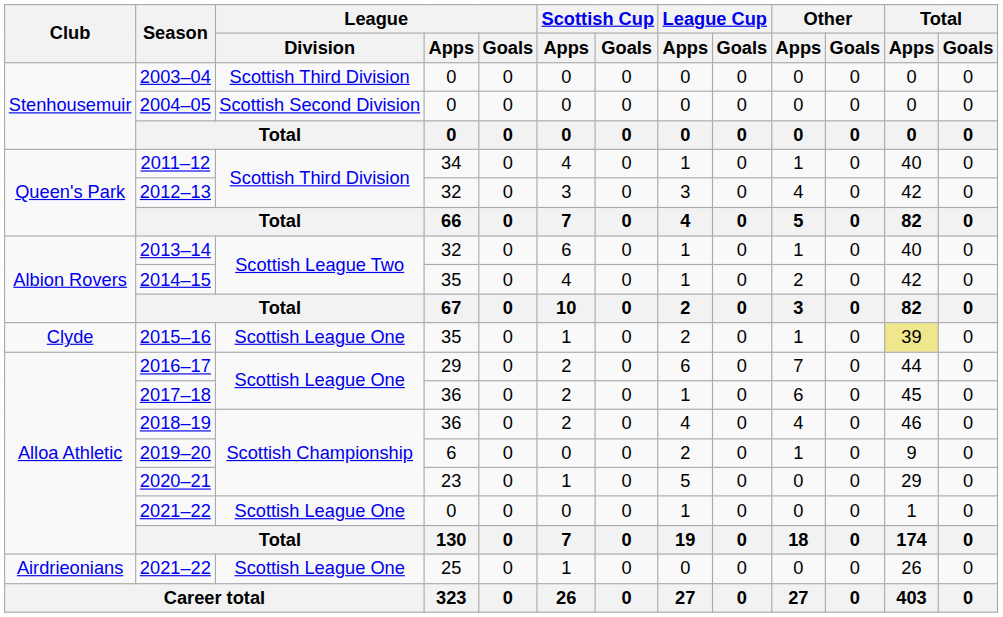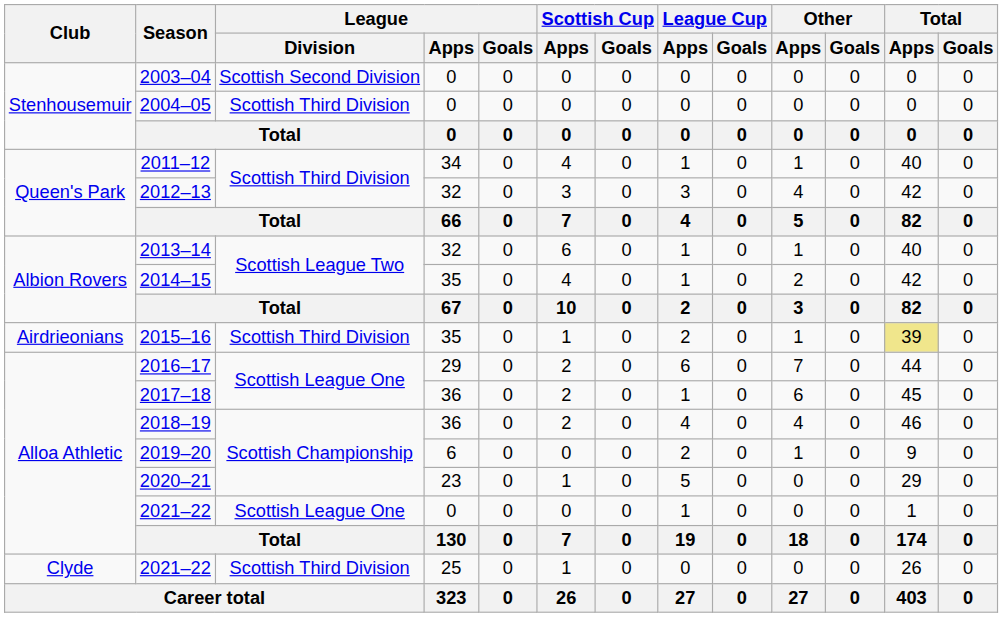(320, 76) Scottish Third Division -> (320, 76) Scottish Second Division
(320, 105) Scottish Second Division -> (320, 105) Scottish Third Division
(70, 337) Clyde -> (70, 337) Airdrieonians
(320, 337) Scottish League One -> (320, 337) Scottish Third Division
(70, 568) Airdrieonians -> (70, 568) Clyde
(320, 568) Scottish League One -> (320, 568) Scottish Third Division
